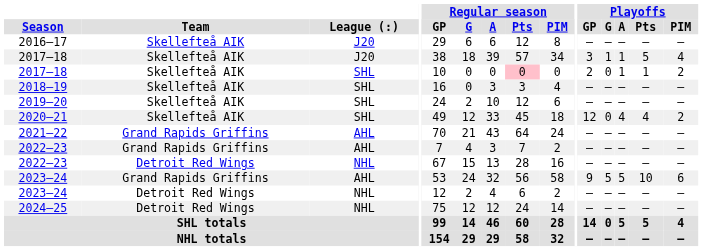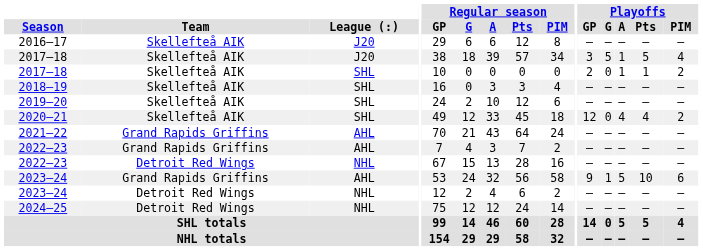(608, 57) 1 -> (608, 57) 5
(522, 72) pink background -> (522, 72) no background
(608, 178) 5 -> (608, 178) 1
